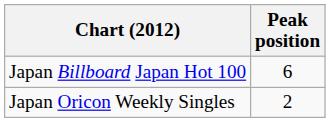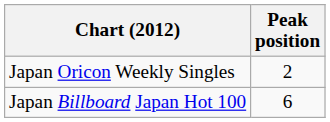rows swapped: (128, 71) <-> (122, 102)
